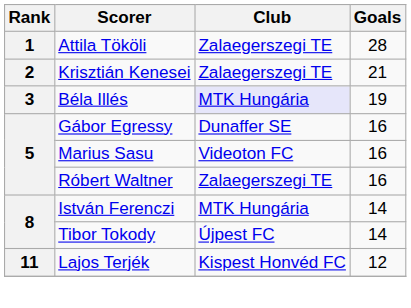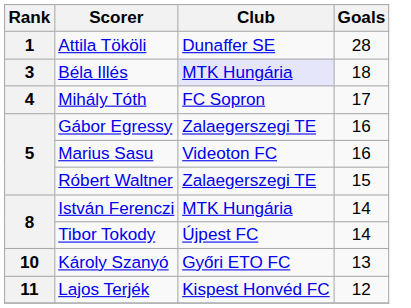(265, 45) Zalaegerszegi TE -> (229, 45) Dunaffer SE
- row: (124, 72)
(378, 99) 19 -> (361, 72) 18
+ row: (102, 99)
(245, 126) Dunaffer SE -> (249, 126) Zalaegerszegi TE
(378, 180) 16 -> (361, 180) 15
+ row: (113, 262)
